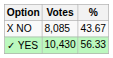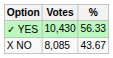rows swapped: (22, 45) <-> (19, 28)
